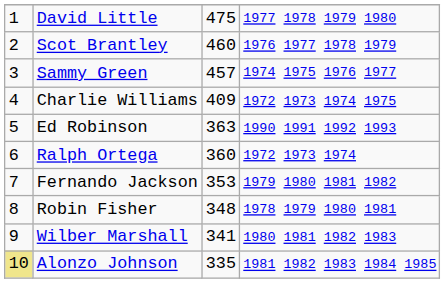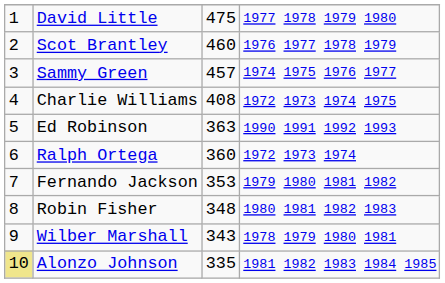(221, 100) 409 -> (221, 100) 408
(320, 210) 1978 1979 1980 1981 -> (320, 210) 1980 1981 1982 1983
(221, 237) 341 -> (221, 237) 343
(320, 237) 1980 1981 1982 1983 -> (320, 237) 1978 1979 1980 1981
